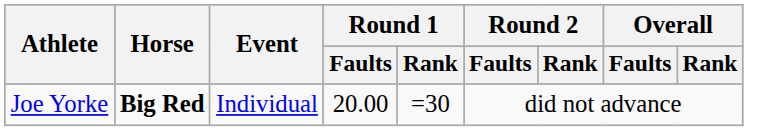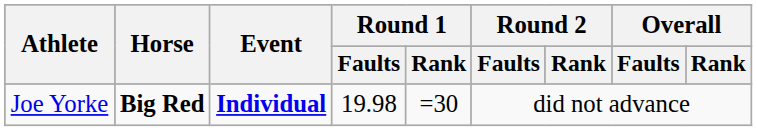(267, 104) normal -> (271, 104) bold
(361, 104) 20.00 -> (369, 104) 19.98
